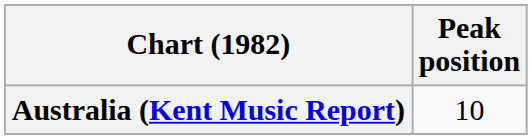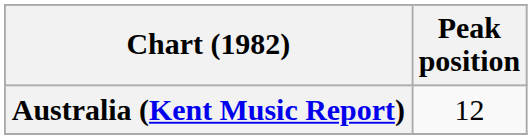(469, 109) 10 -> (469, 109) 12
